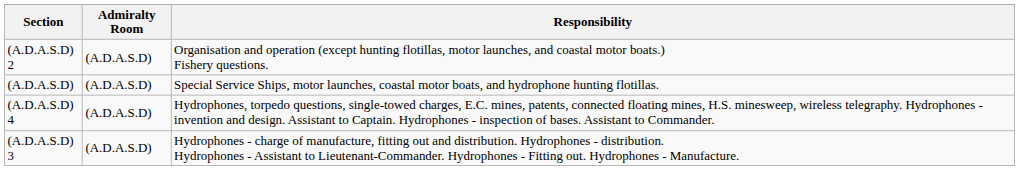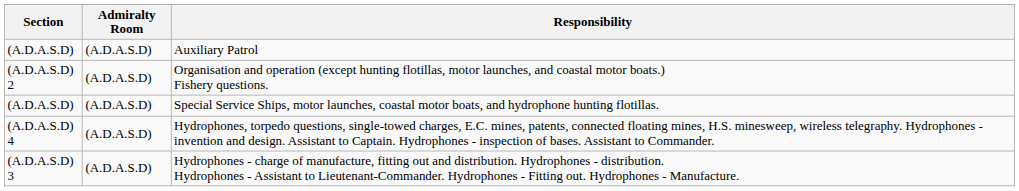+ row: (216, 49)
